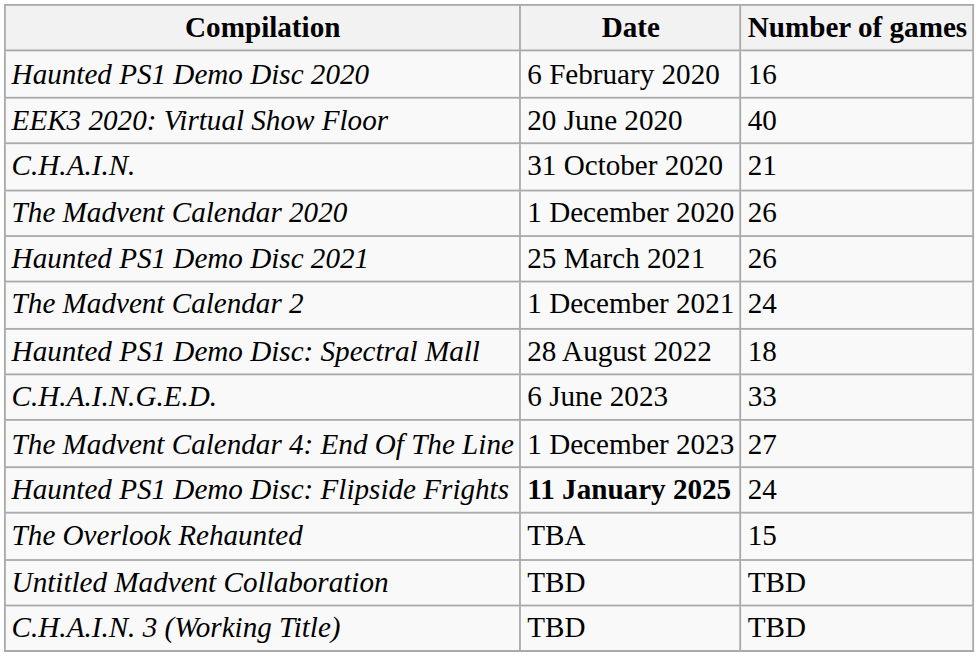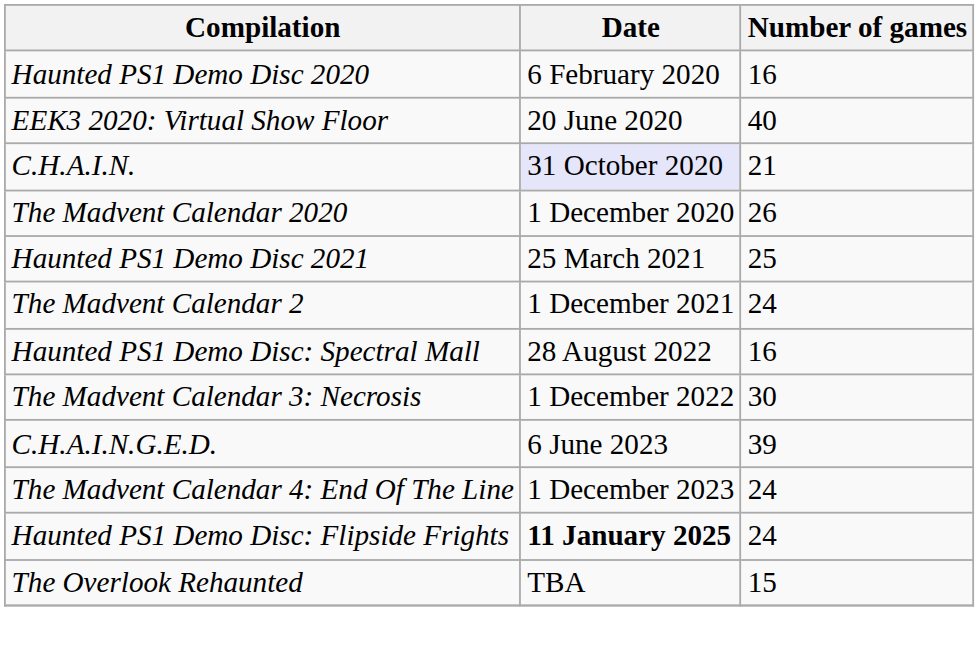(625, 166) no background -> (625, 166) lavender background
(762, 258) 26 -> (762, 258) 25
(762, 350) 18 -> (762, 350) 16
+ row: (217, 397)
(762, 397) 33 -> (762, 443) 39
(762, 443) 27 -> (762, 489) 24
- row: (200, 581)
- row: (176, 627)
